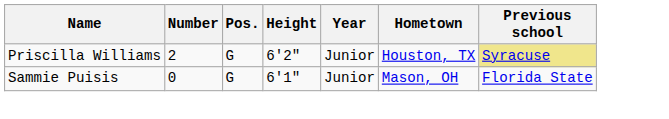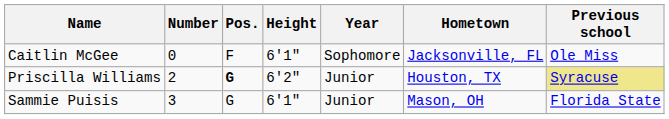+ row: (63, 56)
(230, 56) normal -> (230, 79) bold
(172, 79) 0 -> (172, 102) 3
